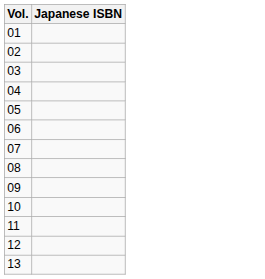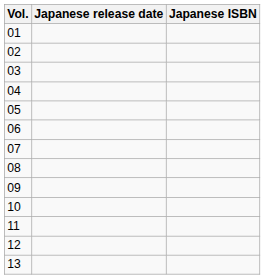+ column: (99, 14)
